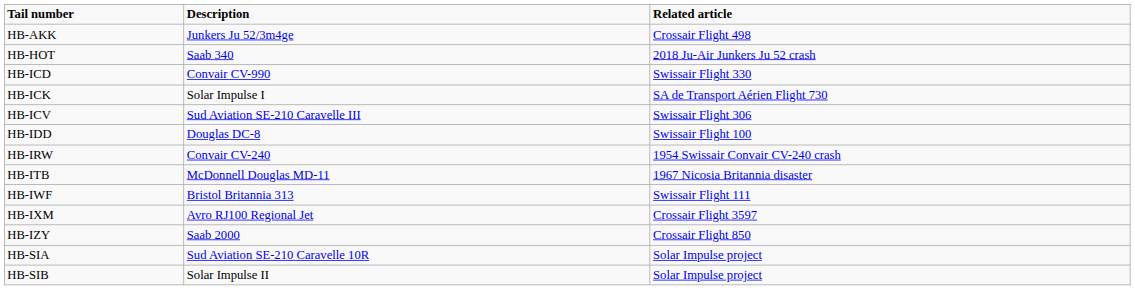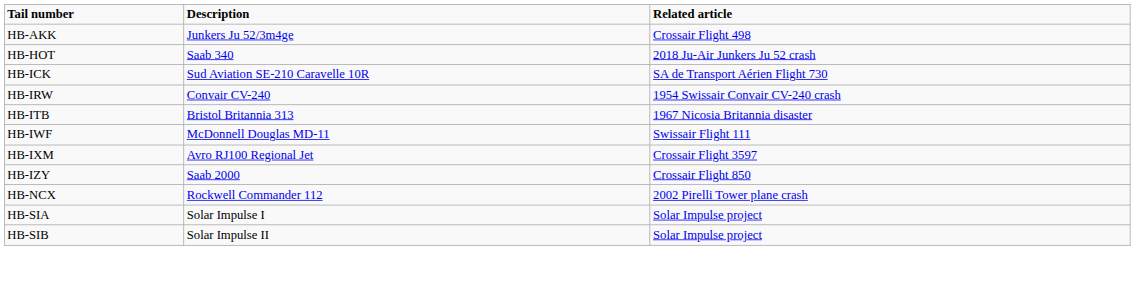- row: (29, 74)
(226, 94) Solar Impulse I -> (278, 74) Sud Aviation SE-210 Caravelle 10R
- row: (29, 114)
- row: (29, 134)
(258, 174) McDonnell Douglas MD-11 -> (240, 114) Bristol Britannia 313
(240, 194) Bristol Britannia 313 -> (258, 134) McDonnell Douglas MD-11
+ row: (32, 194)
(278, 255) Sud Aviation SE-210 Caravelle 10R -> (226, 214) Solar Impulse I
